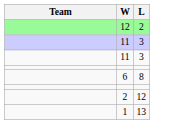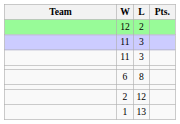+ column: (162, 12)
